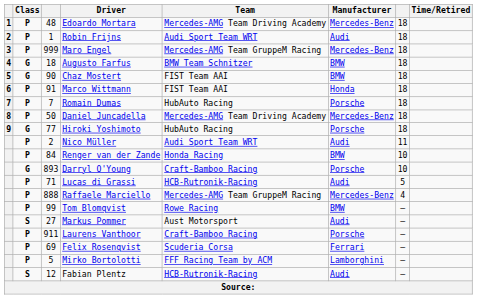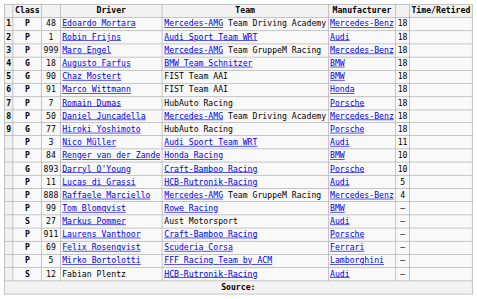(51, 143) 2 -> (51, 143) 3
(51, 182) 71 -> (51, 182) 11
